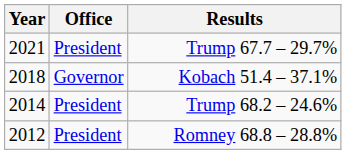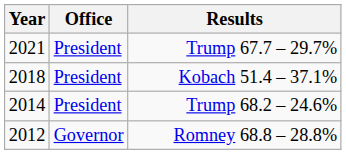(89, 76) Governor -> (88, 76) President
(88, 134) President -> (89, 134) Governor
